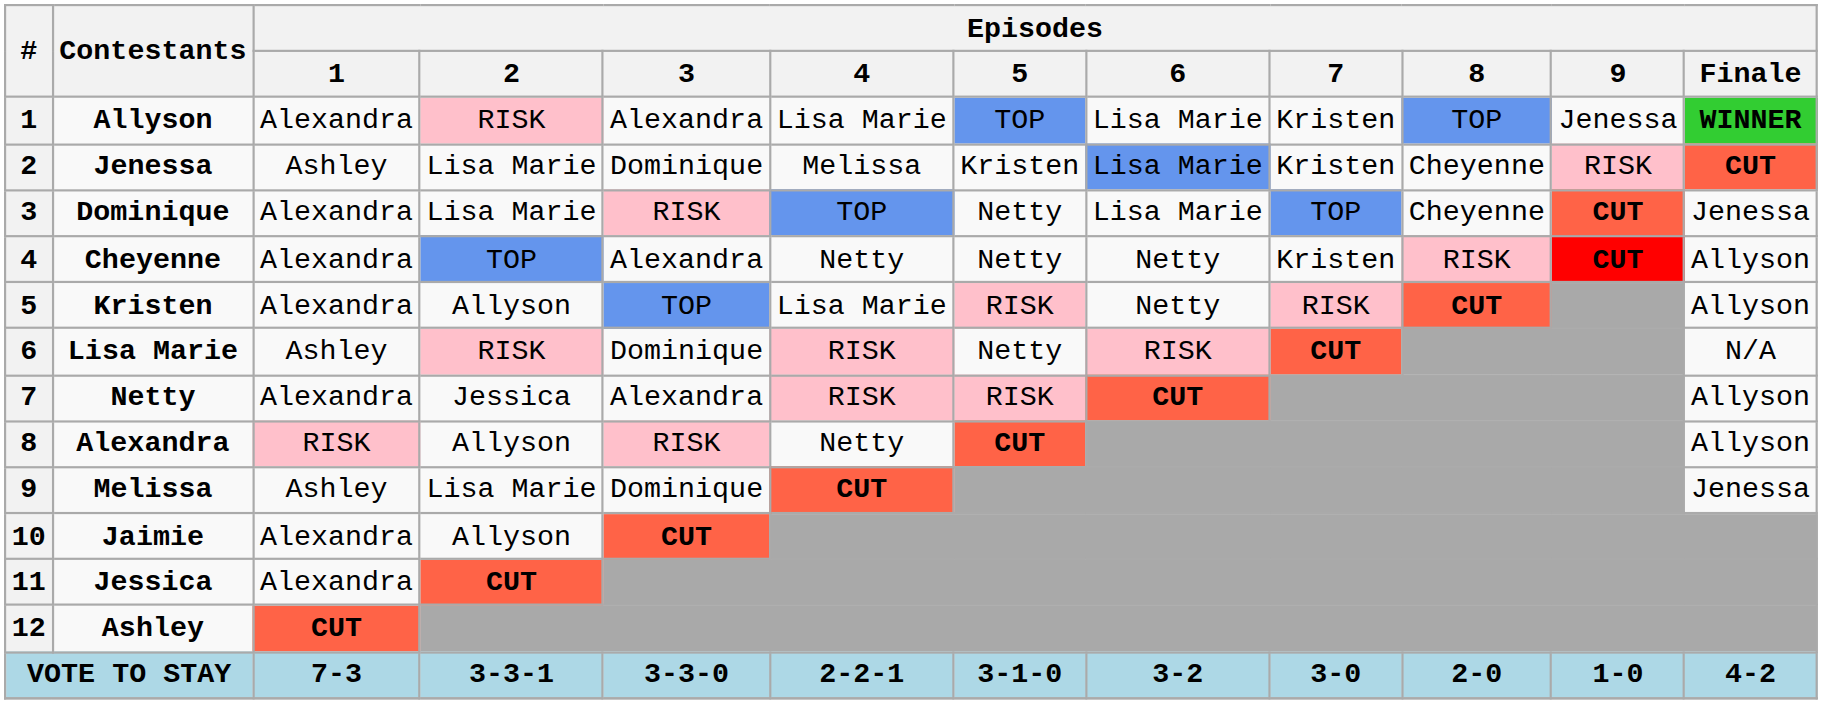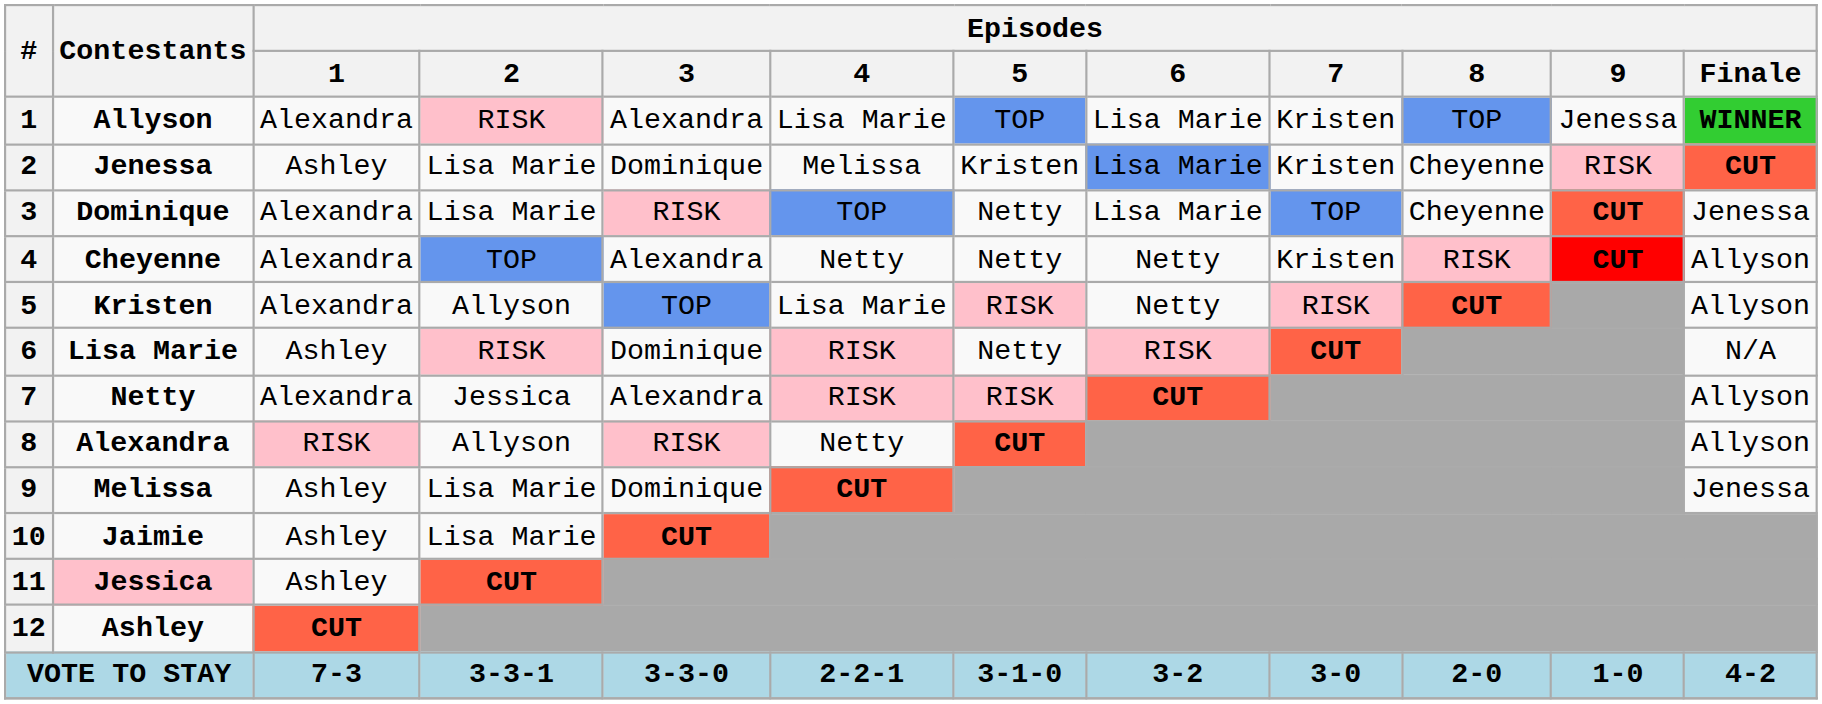(336, 536) Alexandra -> (336, 536) Ashley
(512, 536) Allyson -> (512, 536) Lisa Marie
(153, 582) no background -> (153, 582) pink background
(336, 582) Alexandra -> (336, 582) Ashley
